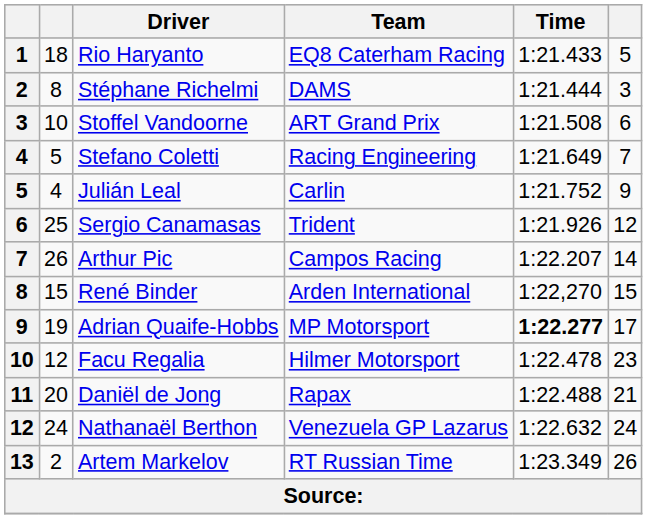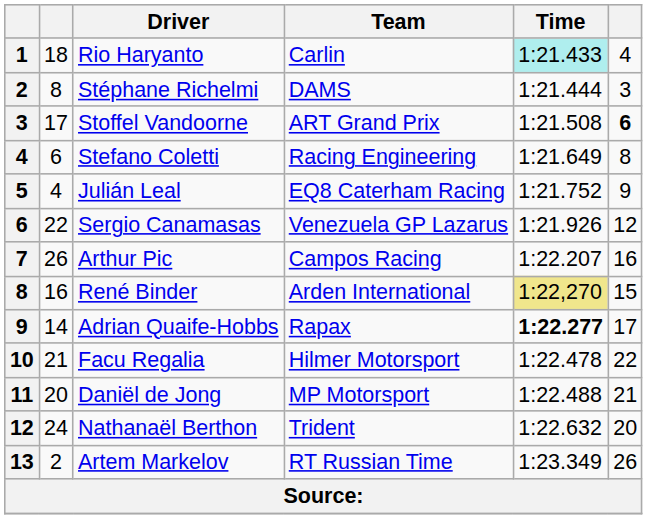(397, 55) EQ8 Caterham Racing -> (317, 55) Carlin
(560, 55) no background -> (560, 55) paleturquoise background
(625, 55) 5 -> (625, 55) 4
(56, 123) 10 -> (56, 123) 17
(625, 123) normal -> (625, 123) bold
(56, 157) 5 -> (56, 157) 6
(625, 157) 7 -> (625, 157) 8
(317, 191) Carlin -> (397, 191) EQ8 Caterham Racing
(56, 225) 25 -> (56, 225) 22
(322, 225) Trident -> (398, 225) Venezuela GP Lazarus
(625, 258) 14 -> (625, 258) 16
(56, 292) 15 -> (56, 292) 16
(560, 292) no background -> (560, 292) khaki background
(56, 326) 19 -> (56, 326) 14
(359, 326) MP Motorsport -> (320, 326) Rapax
(56, 360) 12 -> (56, 360) 21
(625, 360) 23 -> (625, 360) 22
(320, 394) Rapax -> (359, 394) MP Motorsport
(398, 428) Venezuela GP Lazarus -> (322, 428) Trident
(625, 428) 24 -> (625, 428) 20
